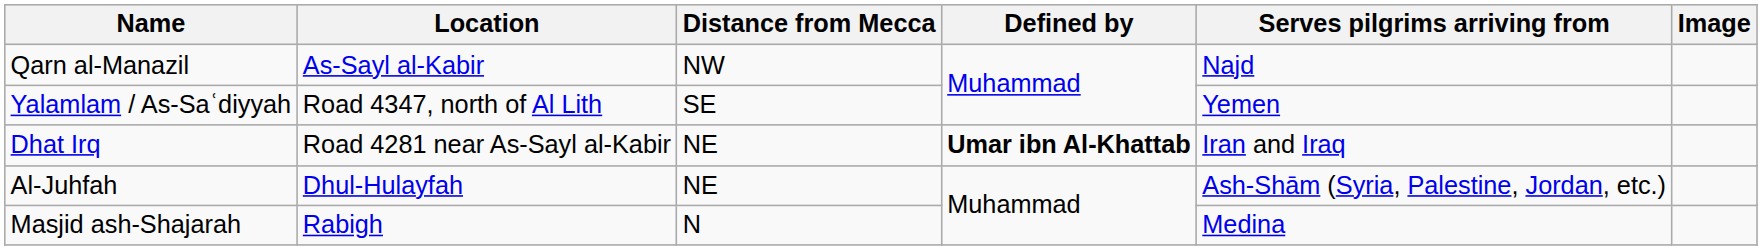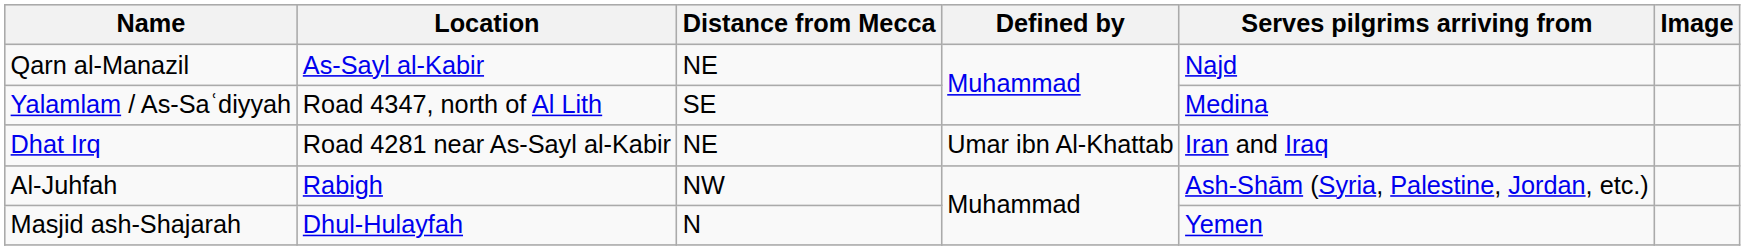(704, 64) NW -> (700, 64) NE
(1241, 104) Yemen -> (1227, 104) Medina
(1069, 144) bold -> (1060, 144) normal
(383, 184) Dhul-Hulayfah -> (343, 184) Rabigh
(700, 184) NE -> (704, 184) NW
(343, 225) Rabigh -> (383, 225) Dhul-Hulayfah
(1244, 225) Medina -> (1224, 225) Yemen
